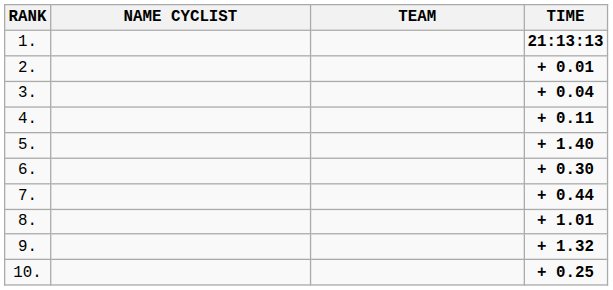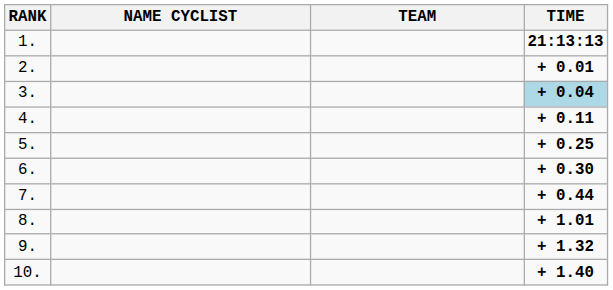(566, 94) no background -> (566, 94) lightblue background
(566, 145) + 1.40 -> (566, 145) + 0.25
(566, 273) + 0.25 -> (566, 273) + 1.40
